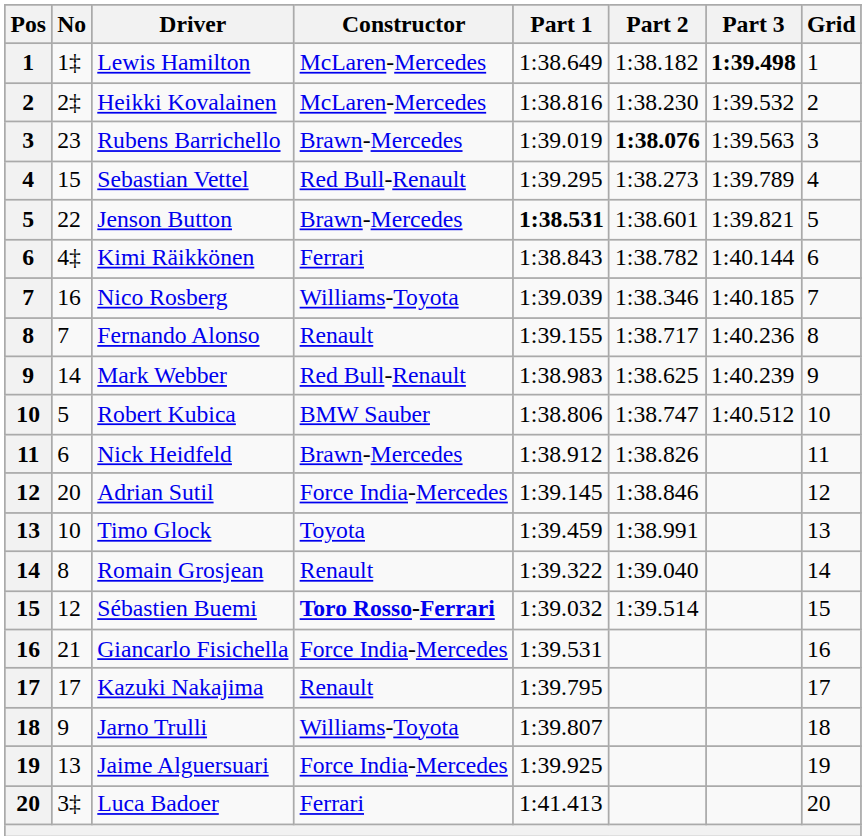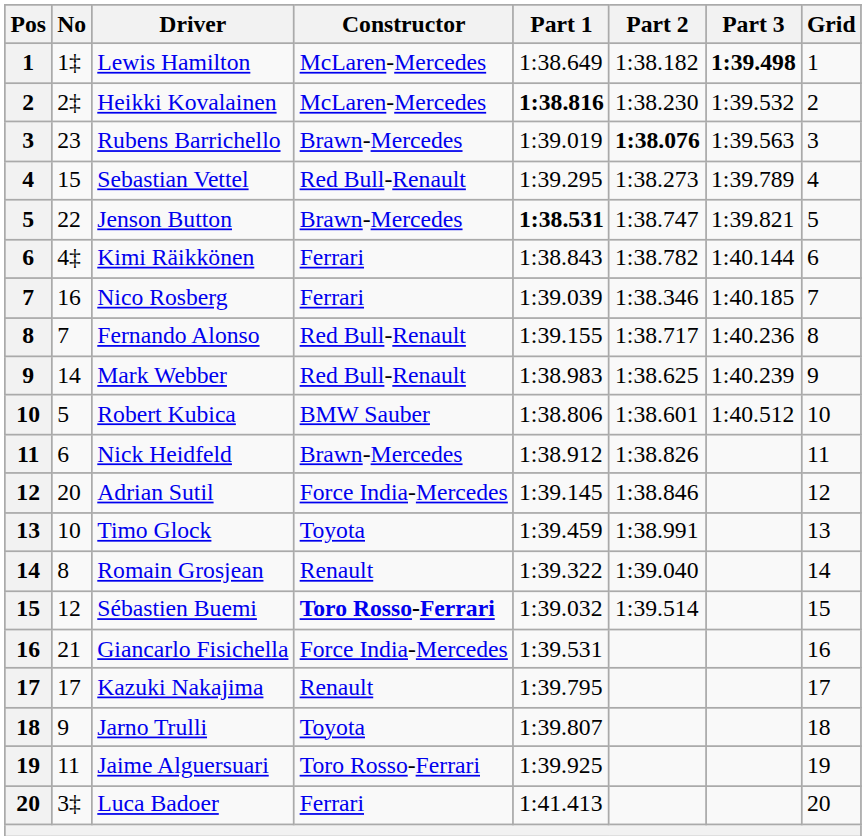(561, 101) normal -> (561, 101) bold
(657, 218) 1:38.601 -> (657, 218) 1:38.747
(379, 296) Williams-Toyota -> (332, 296) Ferrari
(336, 335) Renault -> (383, 335) Red Bull-Renault
(657, 414) 1:38.747 -> (657, 414) 1:38.601
(379, 726) Williams-Toyota -> (332, 726) Toyota
(69, 765) 13 -> (69, 765) 11
(404, 765) Force India-Mercedes -> (390, 765) Toro Rosso-Ferrari
